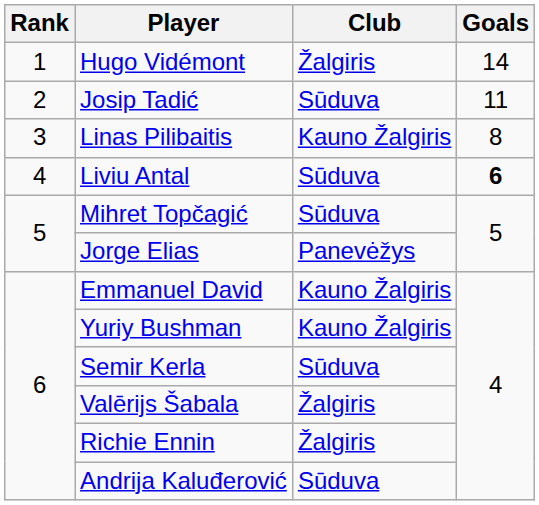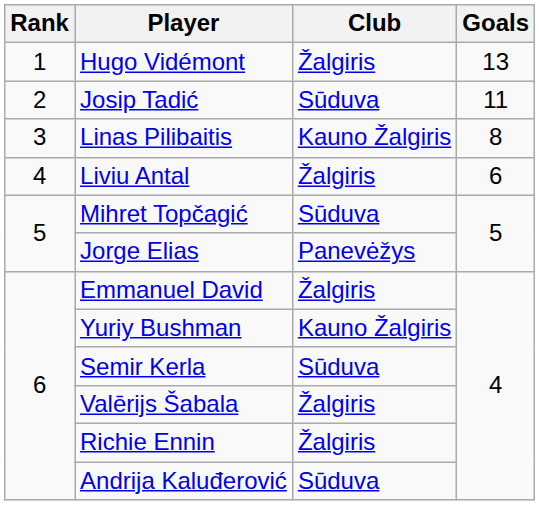(496, 61) 14 -> (496, 61) 13
(339, 175) Sūduva -> (337, 175) Žalgiris
(496, 175) bold -> (496, 175) normal
(375, 289) Kauno Žalgiris -> (337, 289) Žalgiris
